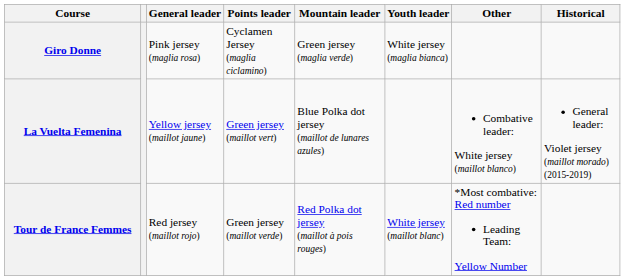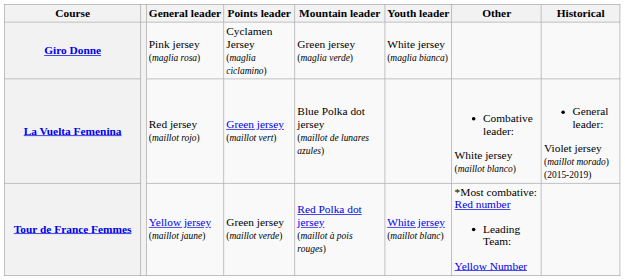(185, 131) Yellow jersey (maillot jaune) -> (185, 131) Red jersey (maillot rojo)
(185, 229) Red jersey (maillot rojo) -> (185, 229) Yellow jersey (maillot jaune)
